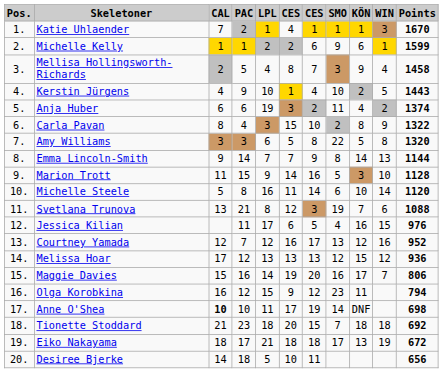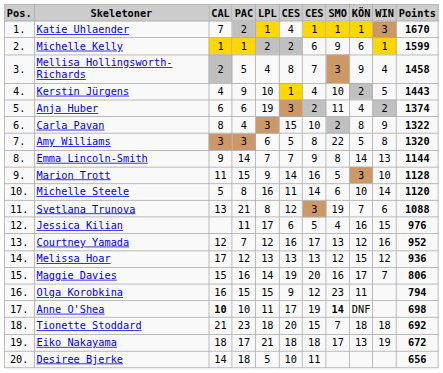(244, 292) 12 -> (244, 292) 15
(338, 309) normal -> (338, 309) bold
